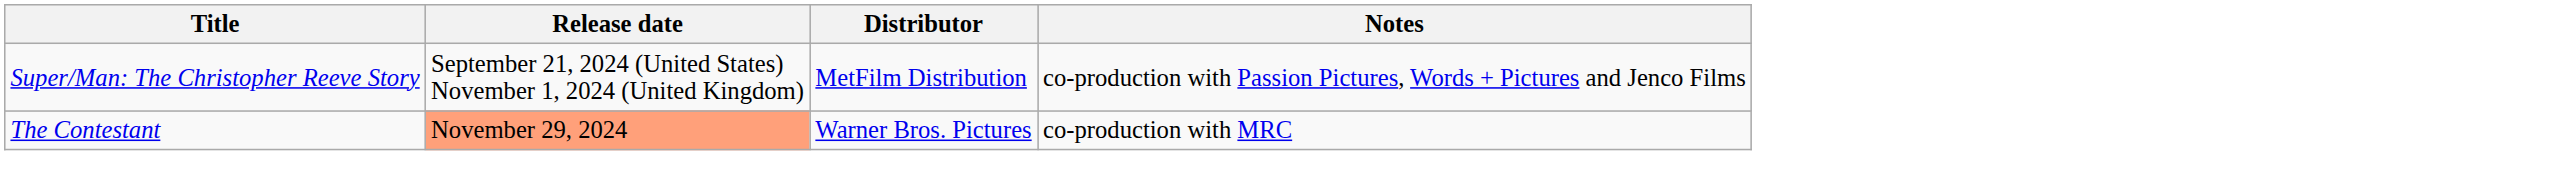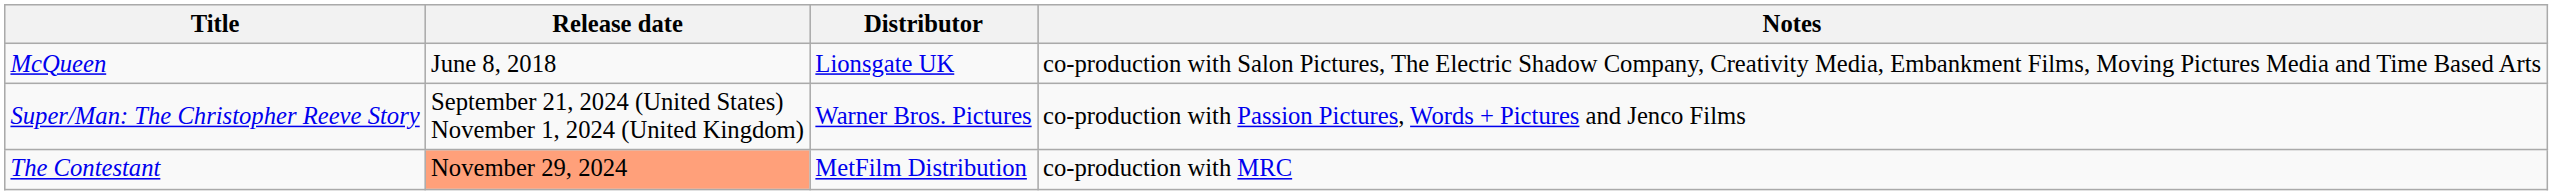+ row: (58, 63)
(921, 76) MetFilm Distribution -> (924, 116) Warner Bros. Pictures
(924, 129) Warner Bros. Pictures -> (921, 168) MetFilm Distribution
